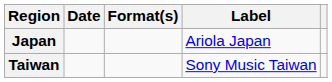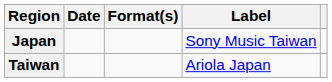(228, 41) Ariola Japan -> (251, 41) Sony Music Taiwan
(251, 65) Sony Music Taiwan -> (228, 65) Ariola Japan
